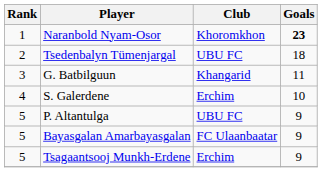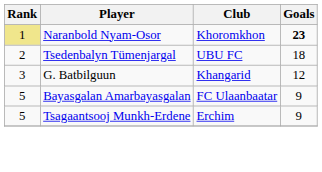(22, 34) no background -> (22, 34) khaki background
(299, 75) 11 -> (299, 75) 12
- row: (76, 95)
- row: (76, 116)
